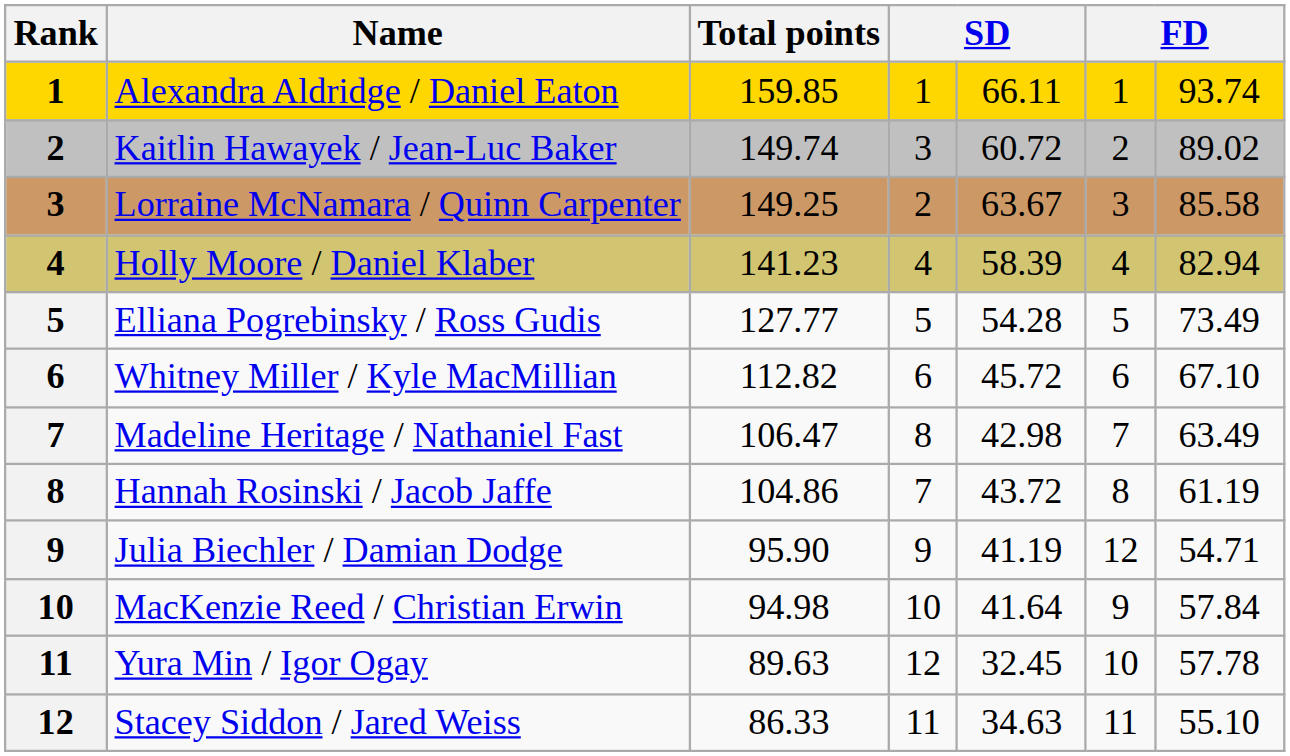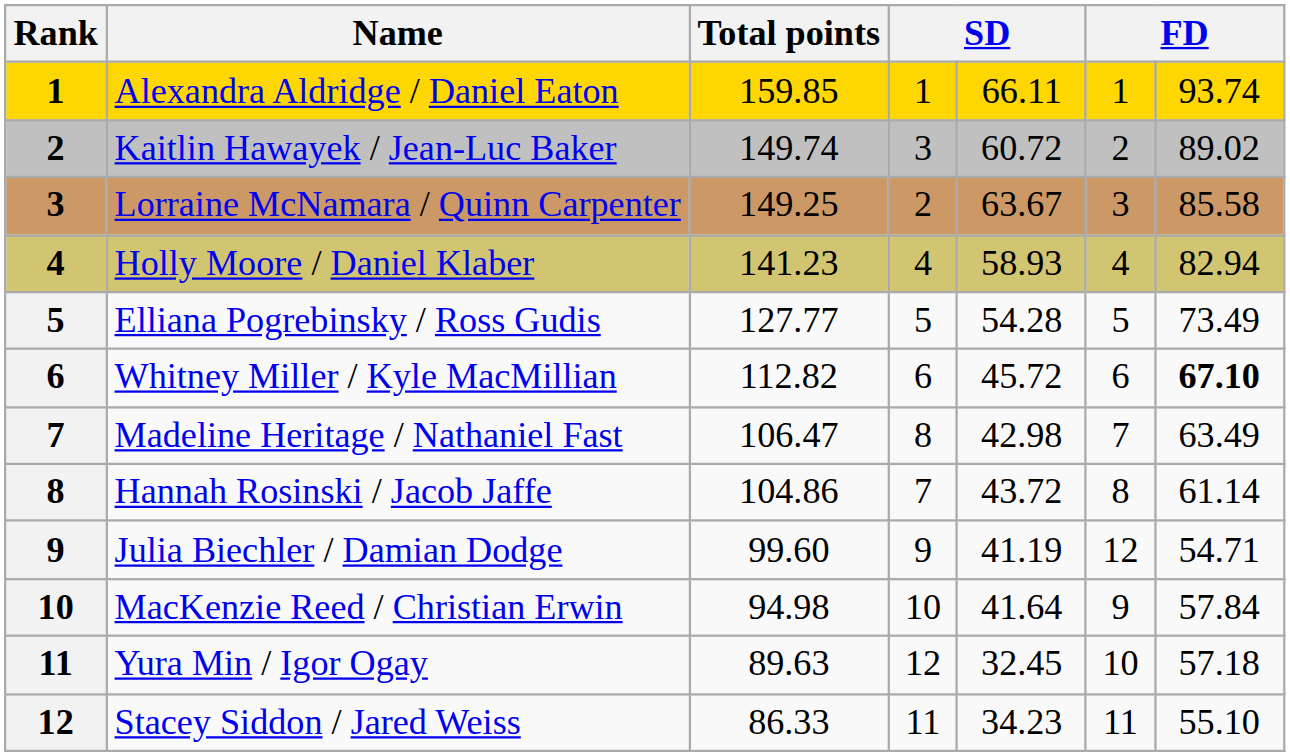(1022, 262) 58.39 -> (1022, 262) 58.93
(1219, 377) normal -> (1219, 377) bold
(1219, 491) 61.19 -> (1219, 491) 61.14
(789, 549) 95.90 -> (789, 549) 99.60
(1219, 663) 57.78 -> (1219, 663) 57.18
(1022, 721) 34.63 -> (1022, 721) 34.23
